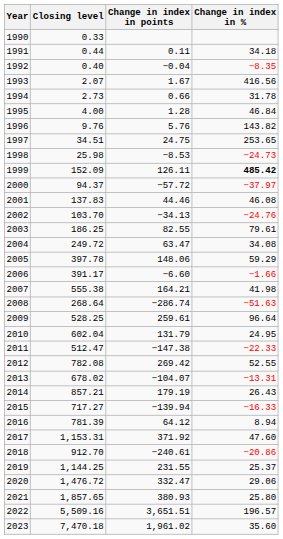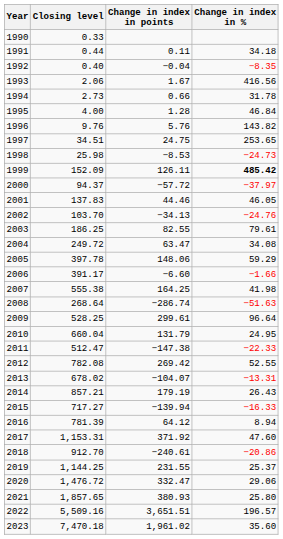(93, 82) 2.07 -> (93, 82) 2.06
(263, 200) 46.08 -> (263, 200) 46.05
(174, 289) 164.21 -> (174, 289) 164.25
(174, 319) 259.61 -> (174, 319) 299.61
(87, 334) 602.04 -> (87, 334) 660.04
